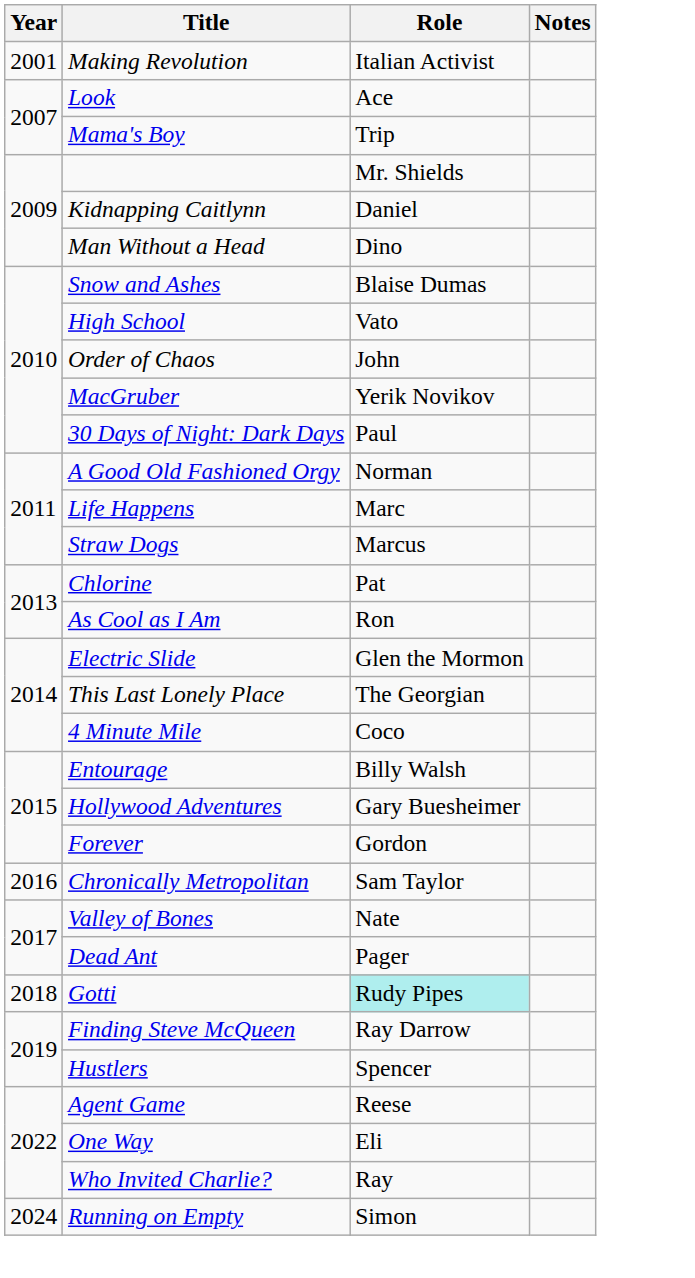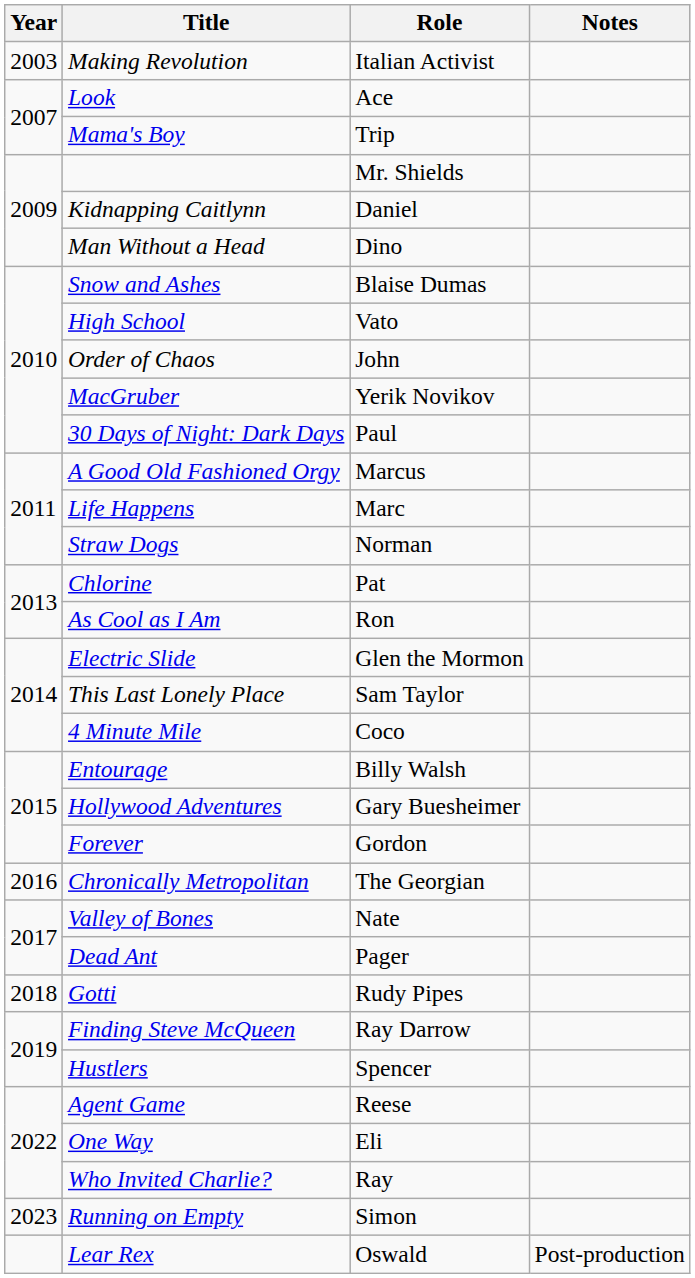(34, 60) 2001 -> (34, 60) 2003
(394, 470) Norman -> (390, 470) Marcus
(390, 545) Marcus -> (394, 545) Norman
(420, 694) The Georgian -> (409, 694) Sam Taylor
(409, 881) Sam Taylor -> (420, 881) The Georgian
(409, 992) paleturquoise background -> (409, 992) no background
(34, 1216) 2024 -> (34, 1216) 2023
+ row: (111, 1254)
